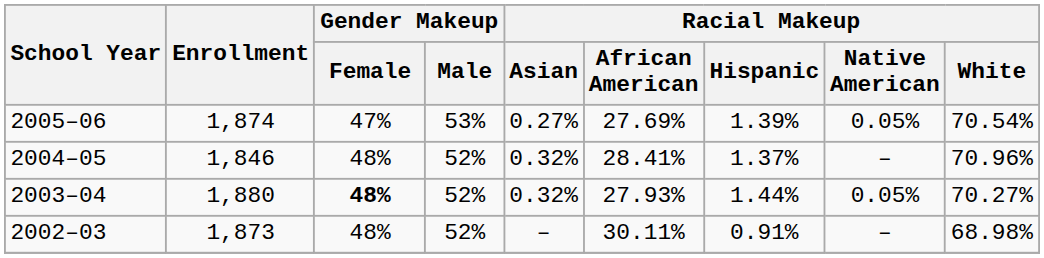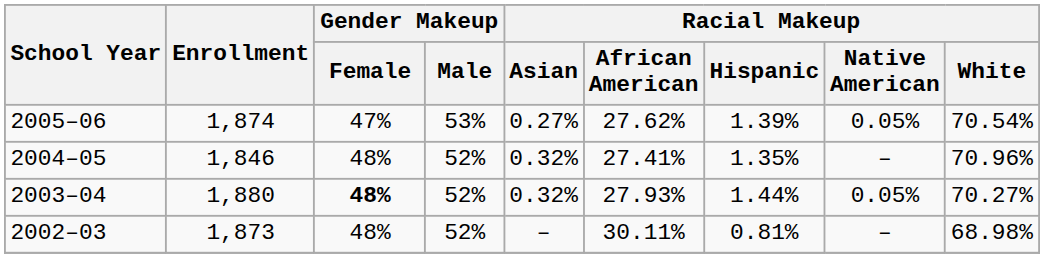(644, 123) 27.69% -> (644, 123) 27.62%
(644, 160) 28.41% -> (644, 160) 27.41%
(764, 160) 1.37% -> (764, 160) 1.35%
(764, 234) 0.91% -> (764, 234) 0.81%
